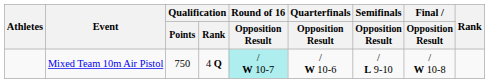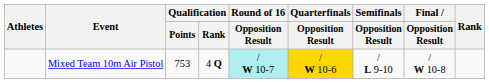(182, 64) 750 -> (182, 64) 753
(320, 64) no background -> (320, 64) gold background
